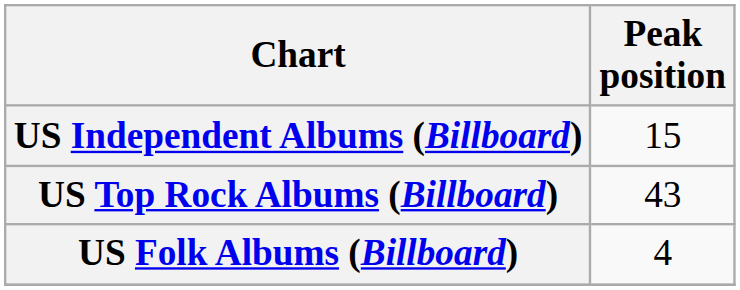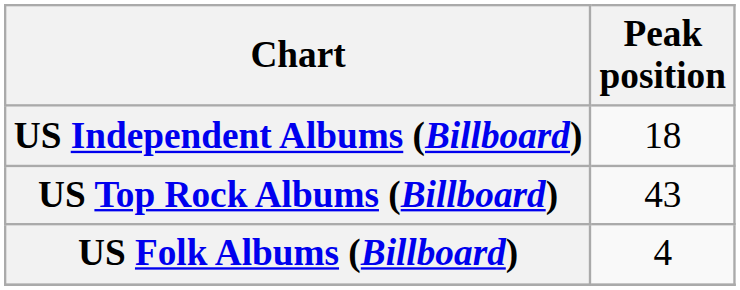(663, 135) 15 -> (663, 135) 18
